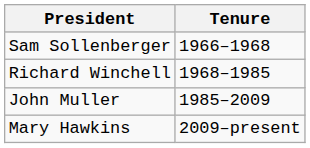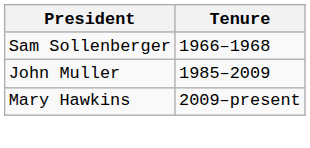- row: (90, 74)
